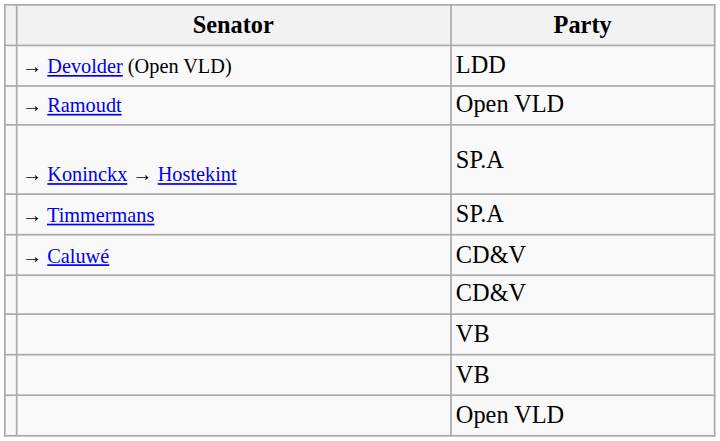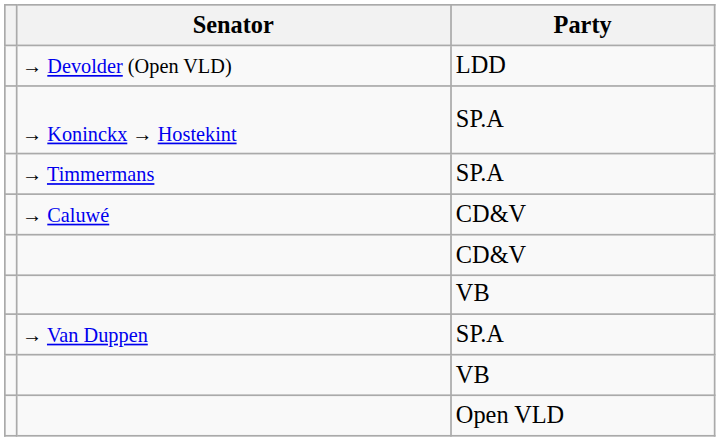- row: (72, 106)
+ row: (85, 336)
